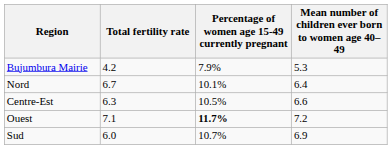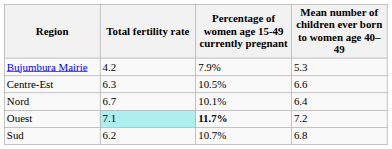rows swapped: (18, 84) <-> (30, 101)
(109, 118) no background -> (109, 118) paleturquoise background
(109, 136) 6.0 -> (109, 136) 6.2
(301, 136) 6.9 -> (301, 136) 6.8
